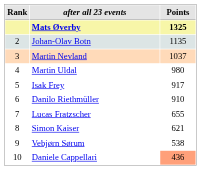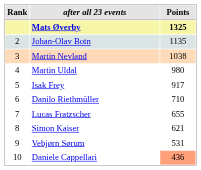(178, 56) 1037 -> (178, 56) 1038
(178, 99) 910 -> (178, 99) 710
(178, 143) 538 -> (178, 143) 531
